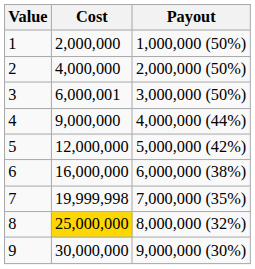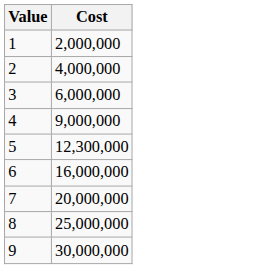- column: (191, 17)
(88, 95) 6,000,001 -> (88, 95) 6,000,000
(92, 146) 12,000,000 -> (92, 146) 12,300,000
(92, 198) 19,999,998 -> (92, 198) 20,000,000
(92, 224) gold background -> (92, 224) no background
